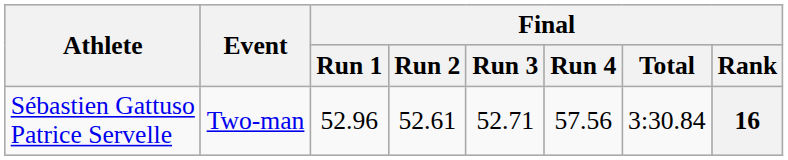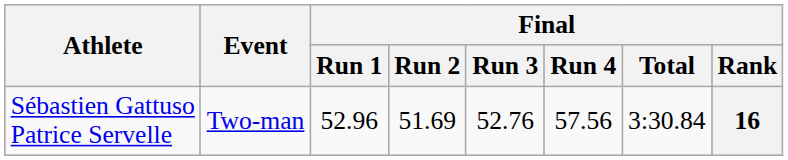(427, 120) 52.61 -> (427, 120) 51.69
(505, 120) 52.71 -> (505, 120) 52.76
